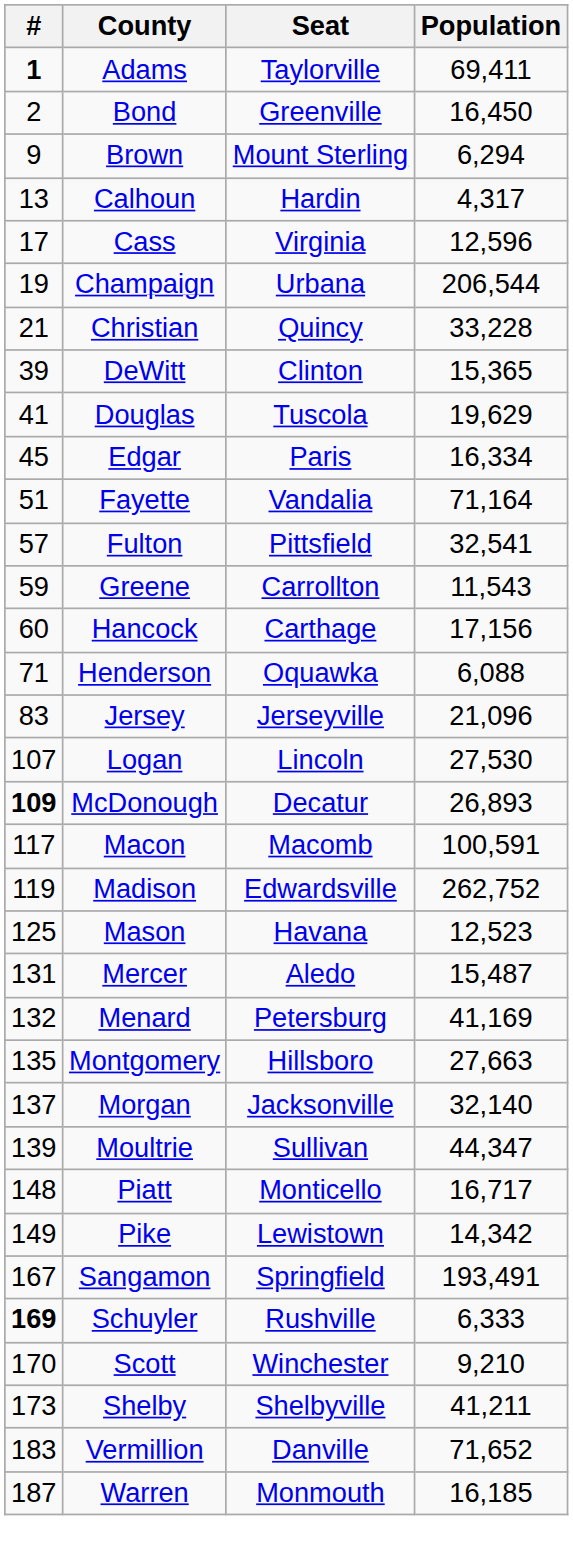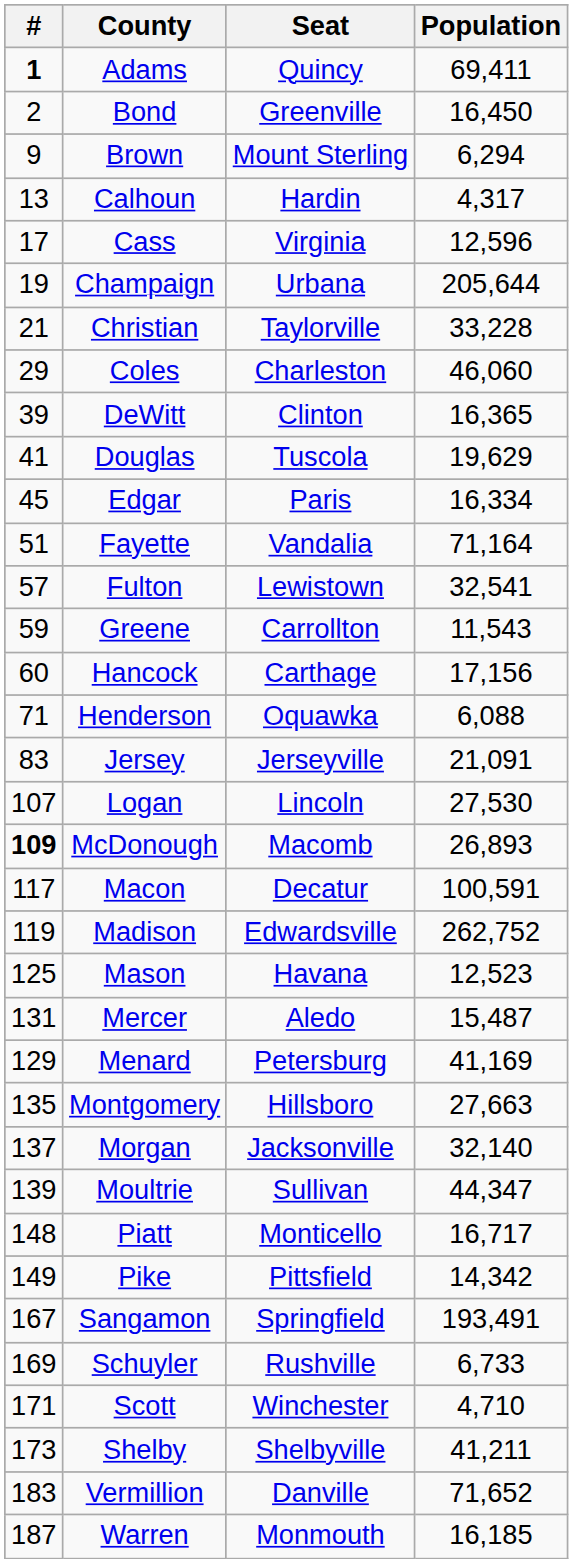(320, 69) Taylorville -> (320, 69) Quincy
(491, 284) 206,544 -> (491, 284) 205,644
(320, 328) Quincy -> (320, 328) Taylorville
+ row: (145, 371)
(491, 371) 15,365 -> (491, 414) 16,365
(320, 543) Pittsfield -> (320, 586) Lewistown
(491, 716) 21,096 -> (491, 759) 21,091
(320, 802) Decatur -> (320, 845) Macomb
(320, 845) Macomb -> (320, 888) Decatur
(34, 1018) 132 -> (34, 1061) 129
(320, 1233) Lewistown -> (320, 1277) Pittsfield
(34, 1320) bold -> (34, 1363) normal
(491, 1320) 6,333 -> (491, 1363) 6,733
(34, 1363) 170 -> (34, 1406) 171
(491, 1363) 9,210 -> (491, 1406) 4,710
